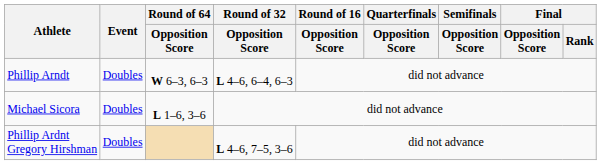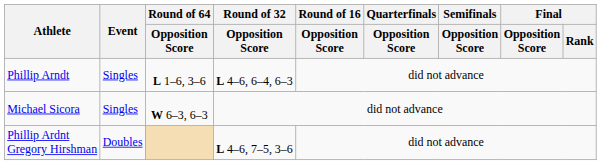(123, 75) Doubles -> (120, 75) Singles
(179, 82) W 6–3, 6–3 -> (179, 82) L 1–6, 3–6
(123, 109) Doubles -> (120, 109) Singles
(179, 116) L 1–6, 3–6 -> (179, 116) W 6–3, 6–3
